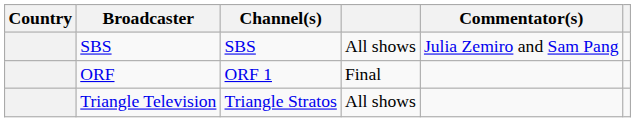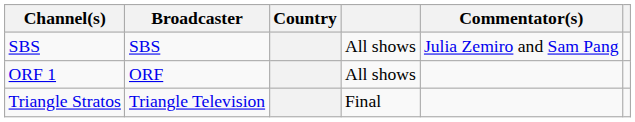columns swapped: (40, 18) <-> (281, 18)
(363, 74) Final -> (380, 74) All shows
(380, 102) All shows -> (363, 102) Final
